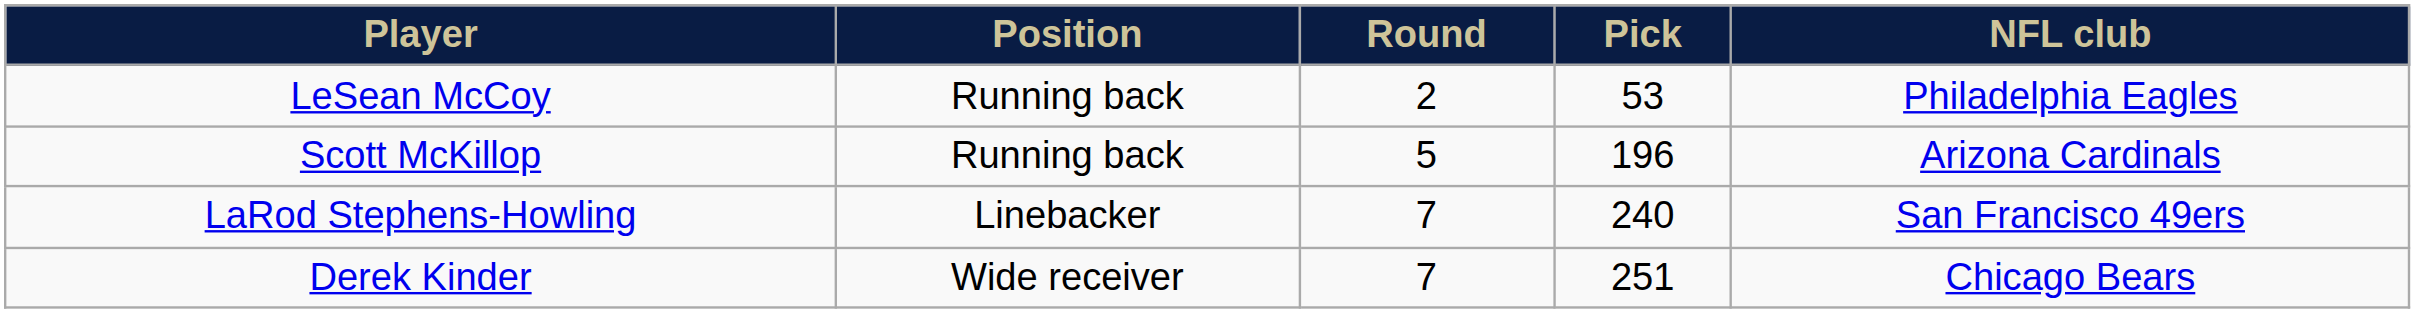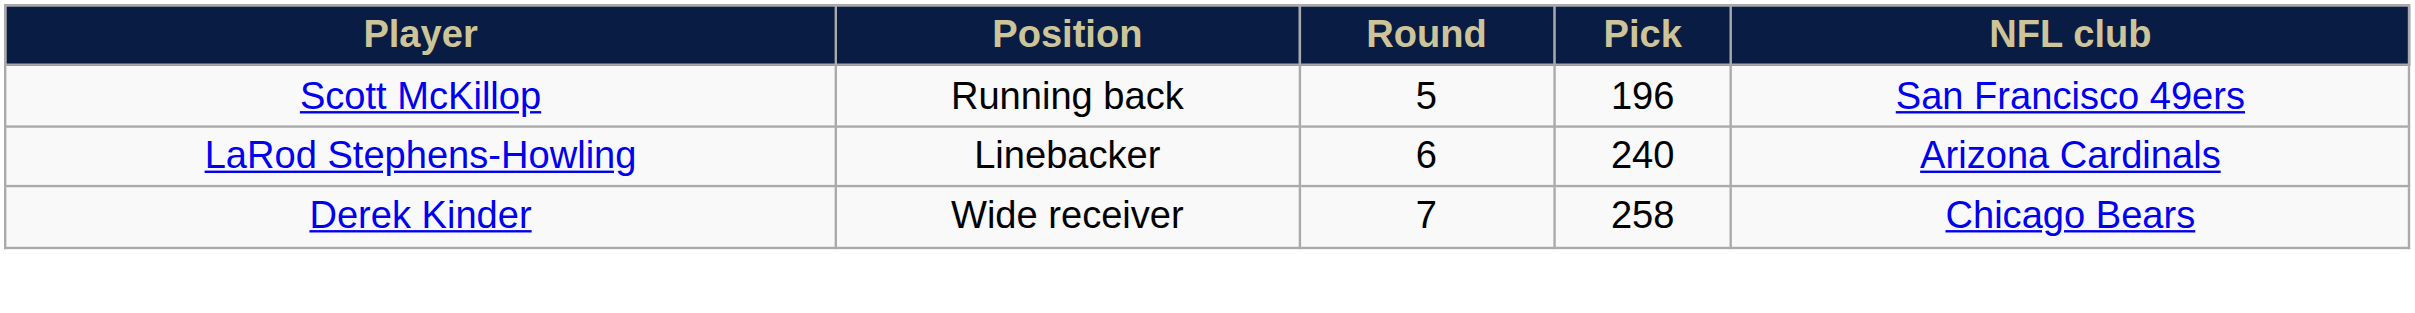- row: (421, 95)
(2070, 155) Arizona Cardinals -> (2070, 95) San Francisco 49ers
(1426, 215) 7 -> (1426, 155) 6
(2070, 215) San Francisco 49ers -> (2070, 155) Arizona Cardinals
(1643, 276) 251 -> (1643, 215) 258
